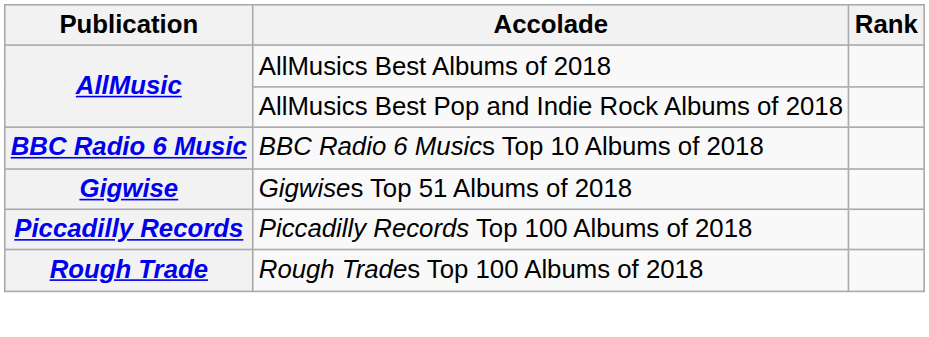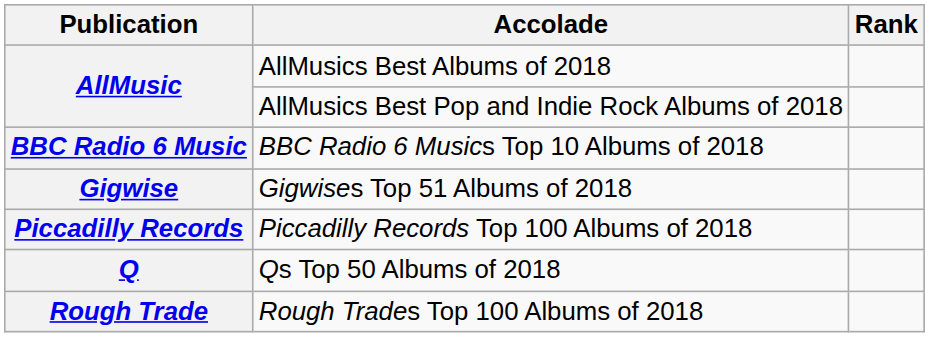+ row: (410, 270)
